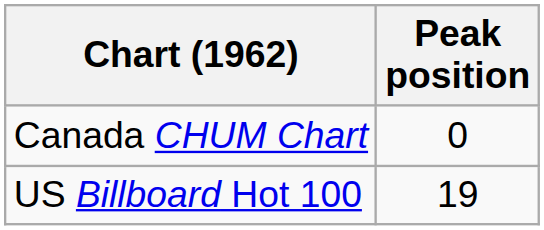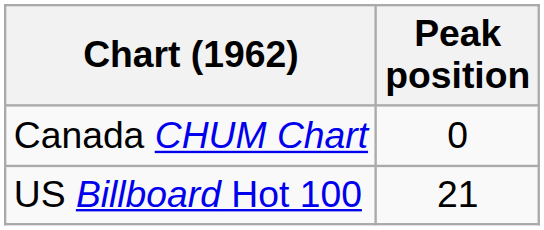(458, 194) 19 -> (458, 194) 21
